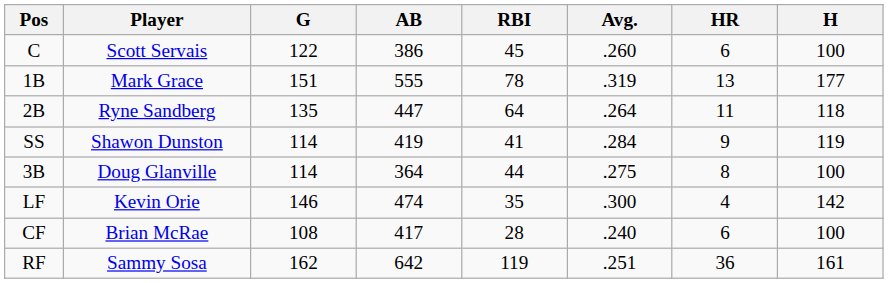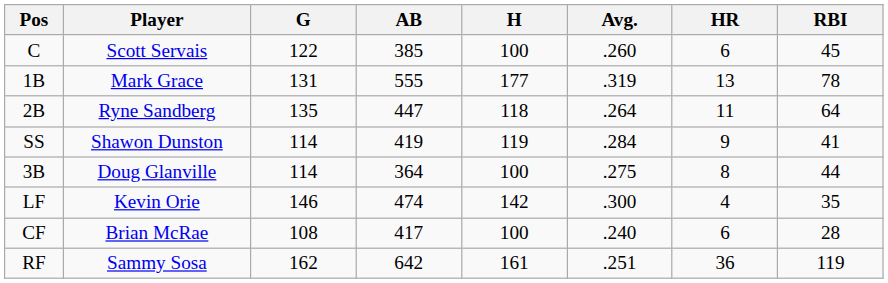columns swapped: (831, 19) <-> (514, 19)
(409, 50) 386 -> (409, 50) 385
(303, 80) 151 -> (303, 80) 131
